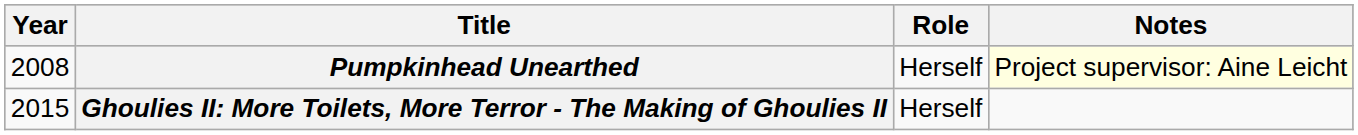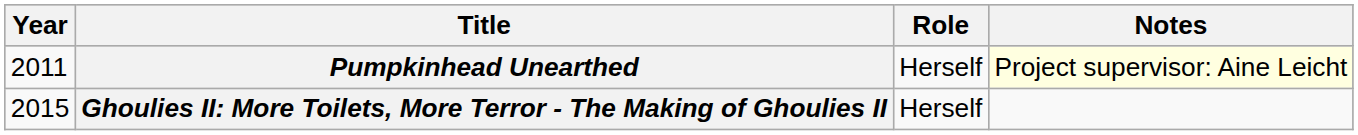(40, 66) 2008 -> (39, 66) 2011
